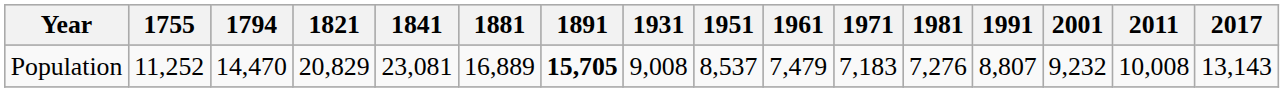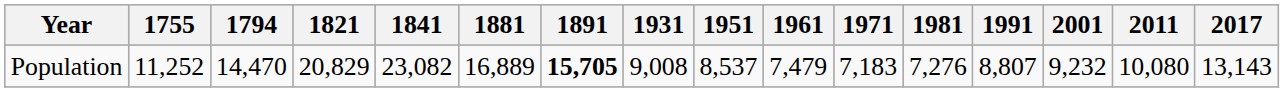(417, 65) 23,081 -> (417, 65) 23,082
(1154, 65) 10,008 -> (1154, 65) 10,080
